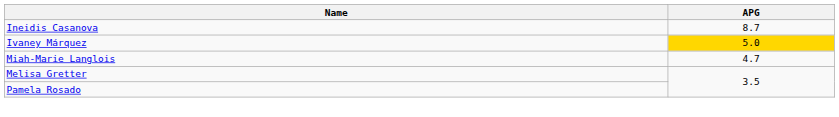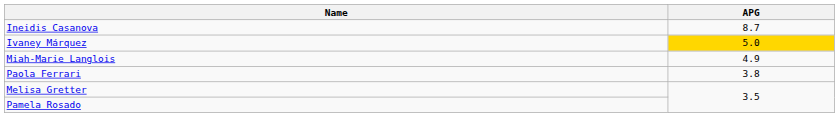(751, 58) 4.7 -> (751, 58) 4.9
+ row: (44, 74)
